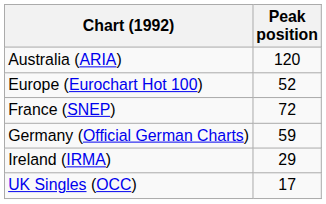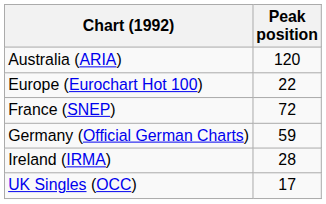(287, 85) 52 -> (287, 85) 22
(287, 160) 29 -> (287, 160) 28
